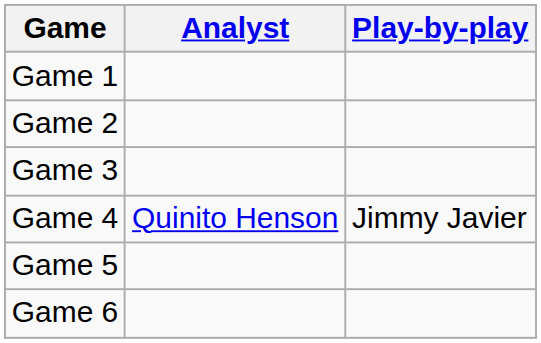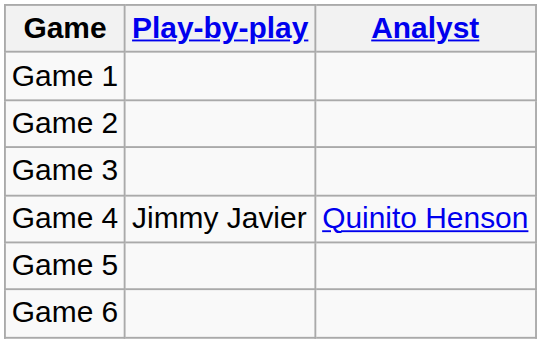columns swapped: (440, 28) <-> (235, 28)
